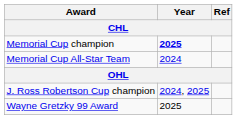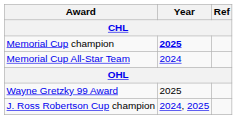rows swapped: (81, 91) <-> (62, 106)
